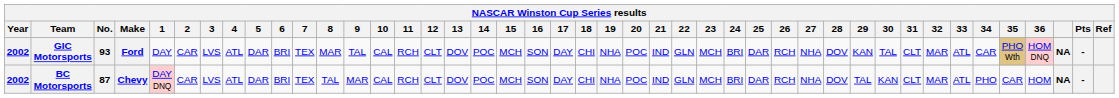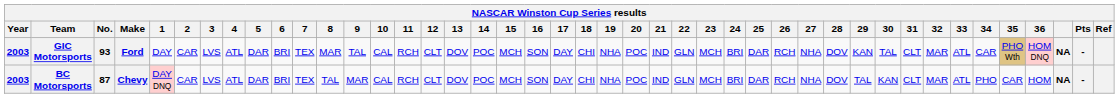(18, 51) 2002 -> (18, 51) 2003
(18, 79) 2002 -> (18, 79) 2003
